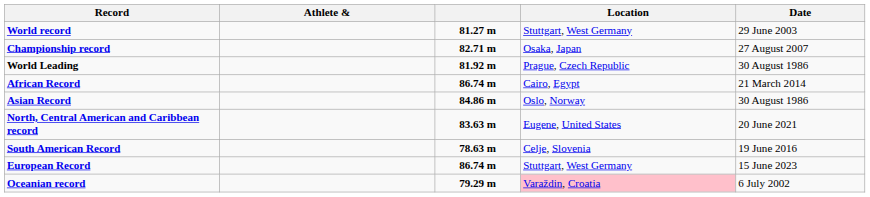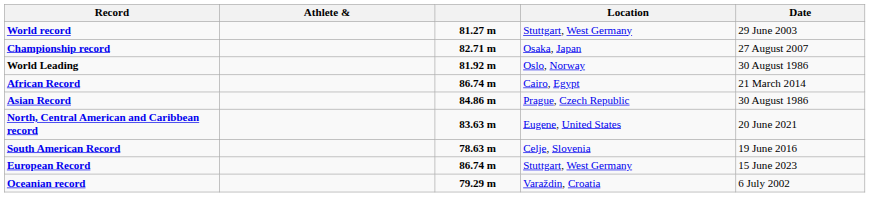(576, 65) Prague, Czech Republic -> (554, 65) Oslo, Norway
(554, 100) Oslo, Norway -> (576, 100) Prague, Czech Republic
(562, 183) pink background -> (562, 183) no background
